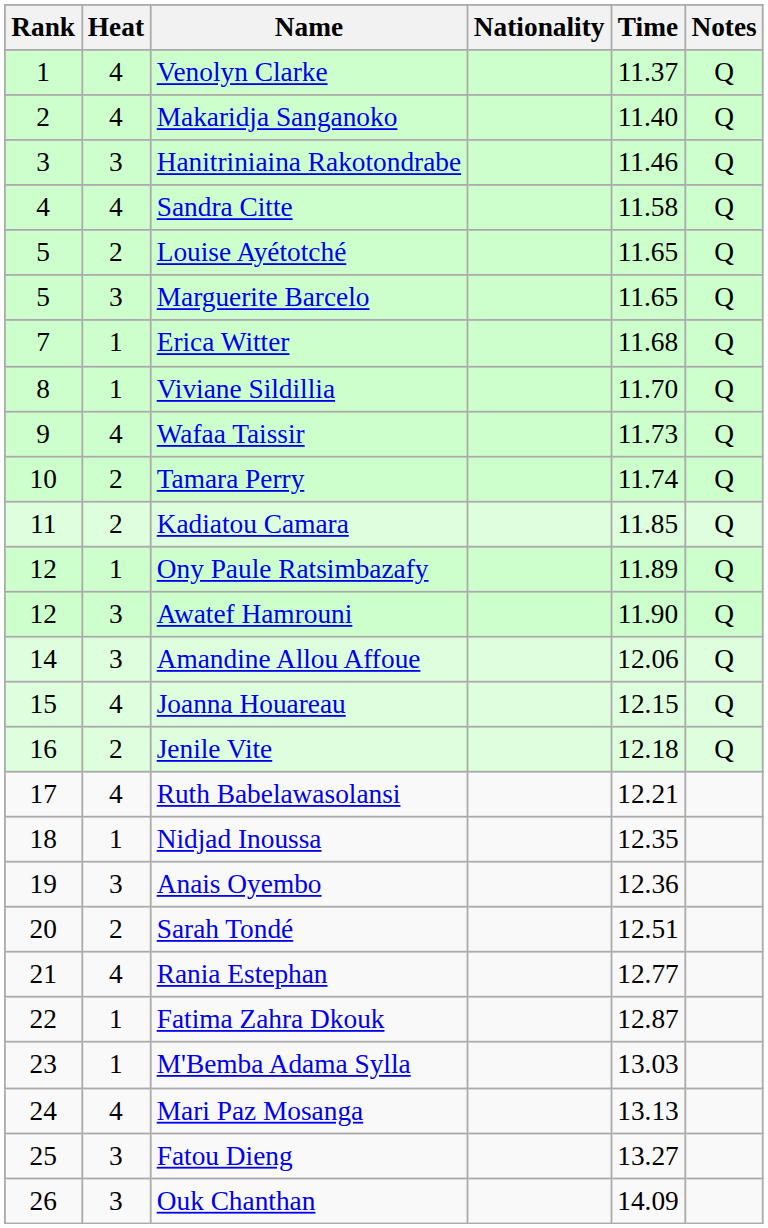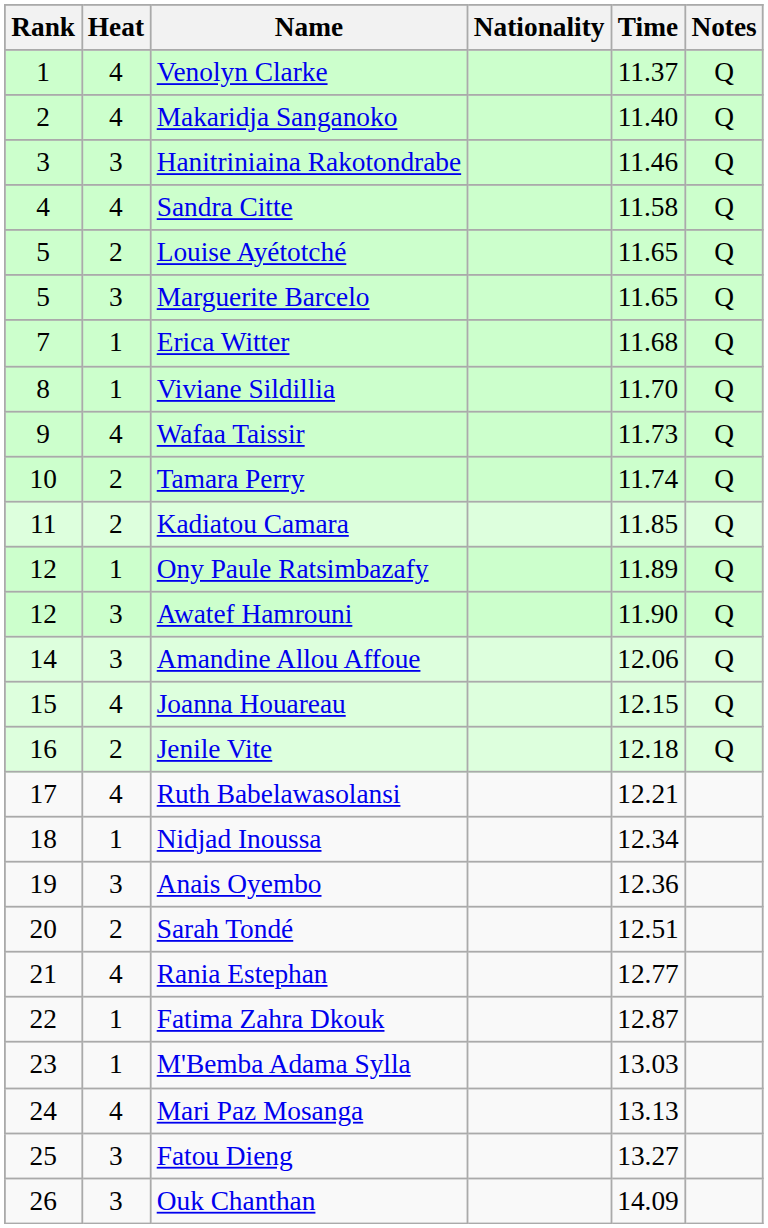(648, 839) 12.35 -> (648, 839) 12.34
